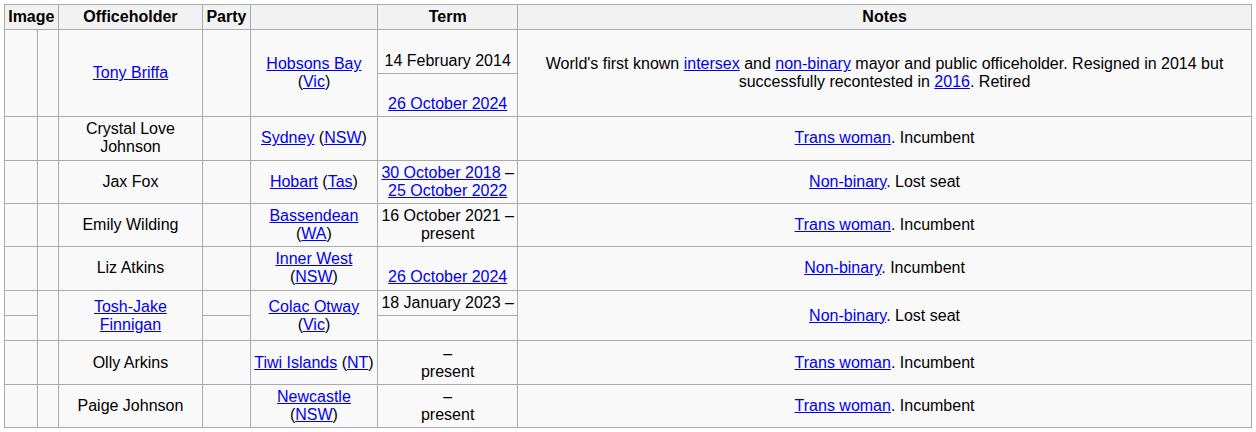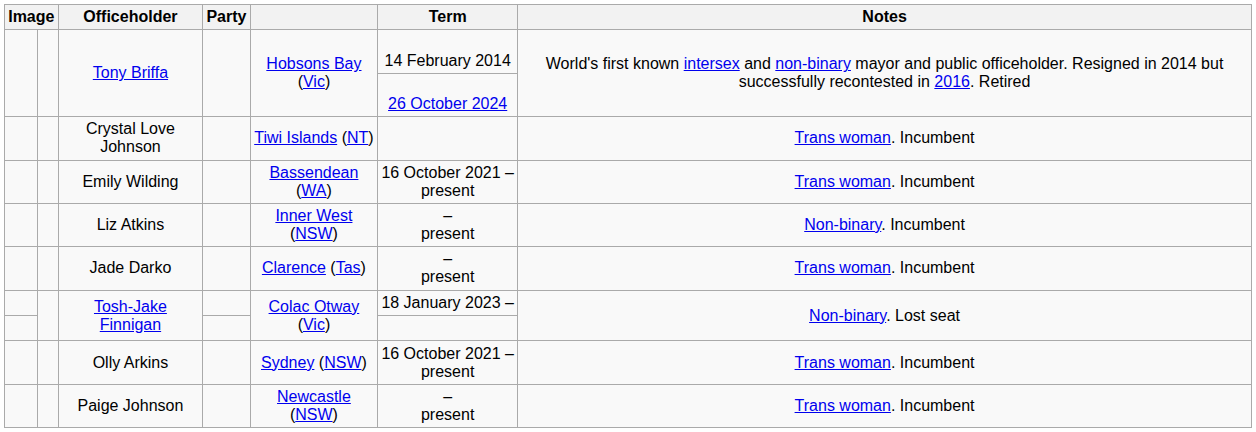(314, 138) Sydney (NSW) -> (314, 138) Tiwi Islands (NT)
- row: (21, 182)
(448, 277) 26 October 2024 -> (448, 225) – present
+ row: (21, 268)
(314, 362) Tiwi Islands (NT) -> (314, 362) Sydney (NSW)
(448, 362) – present -> (448, 362) 16 October 2021 – present
